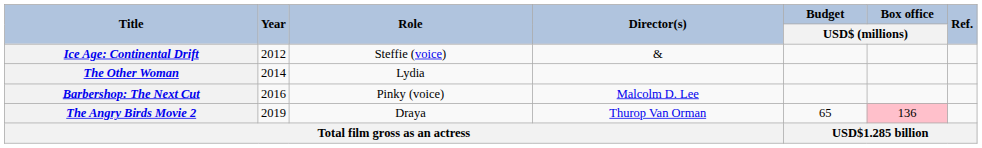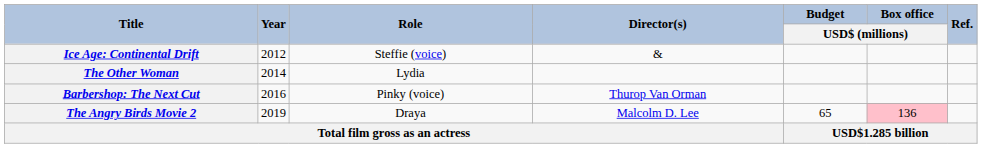(658, 93) Malcolm D. Lee -> (658, 93) Thurop Van Orman
(658, 113) Thurop Van Orman -> (658, 113) Malcolm D. Lee
